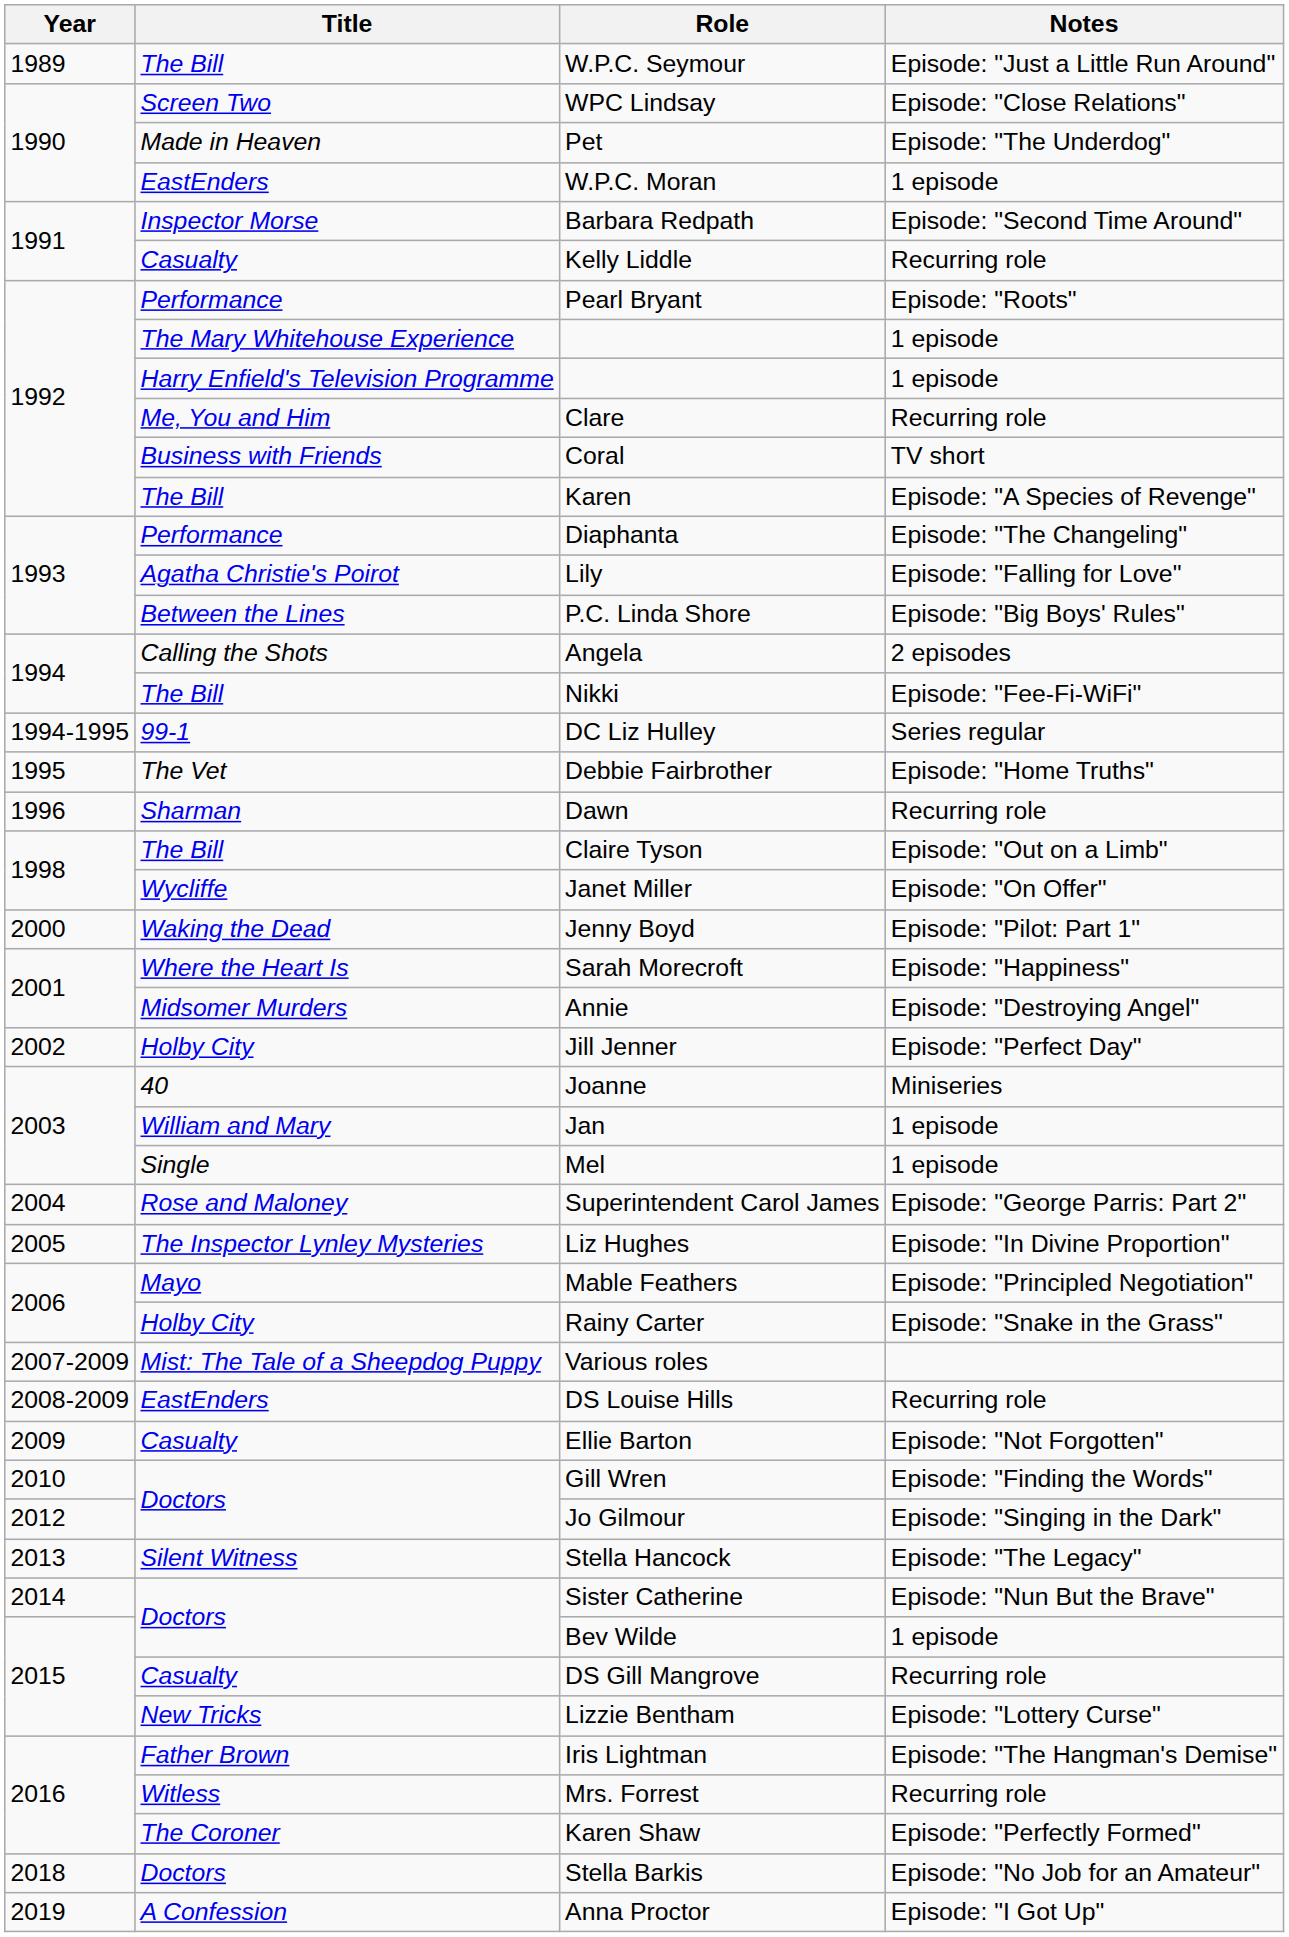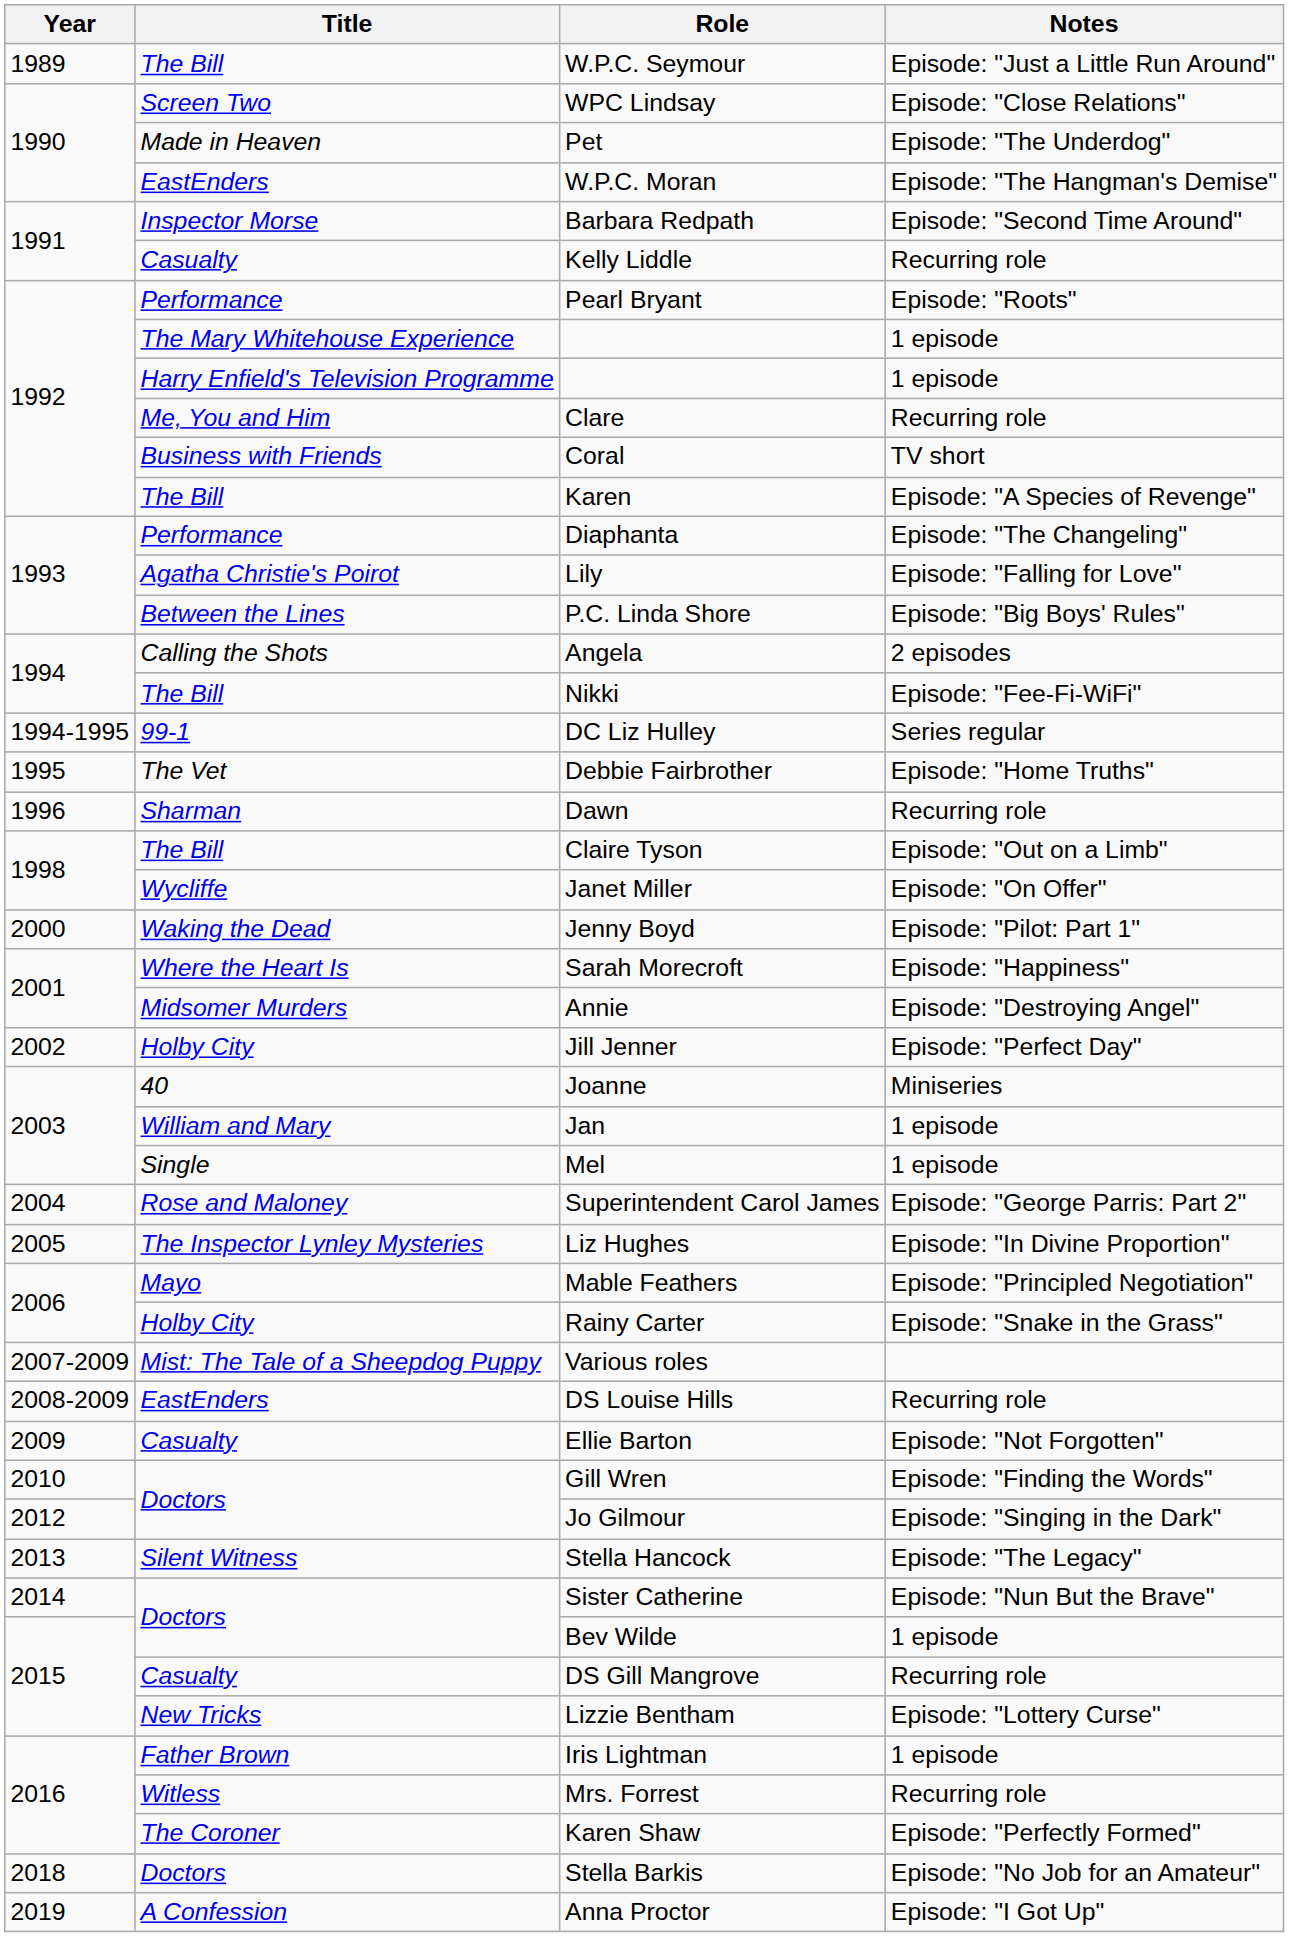(945, 181) 1 episode -> (1084, 181) Episode: "The Hangman's Demise"
(1084, 1754) Episode: "The Hangman's Demise" -> (945, 1754) 1 episode
